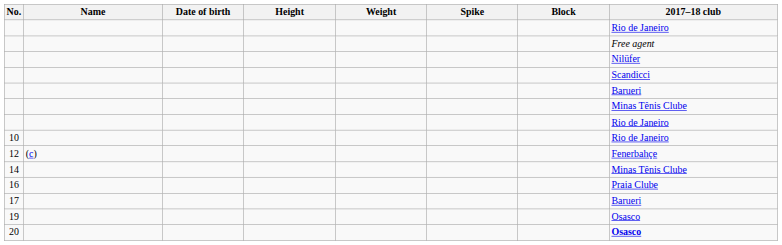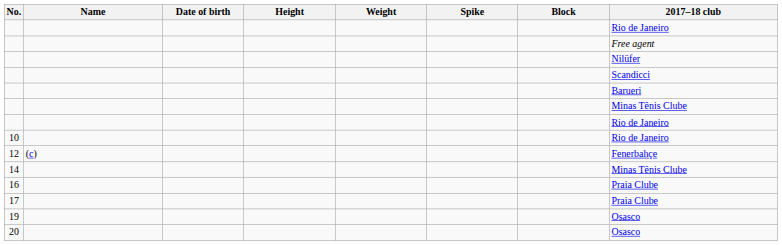(626, 201) Barueri -> (635, 201) Praia Clube
(626, 232) bold -> (626, 232) normal
